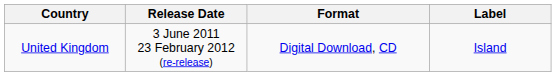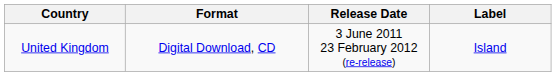columns swapped: (186, 14) <-> (338, 14)
